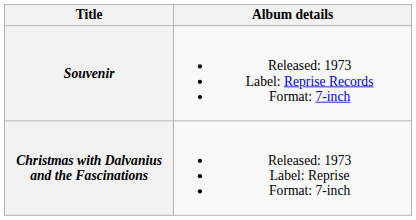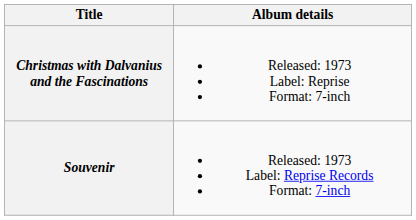rows swapped: (89, 73) <-> (89, 168)
